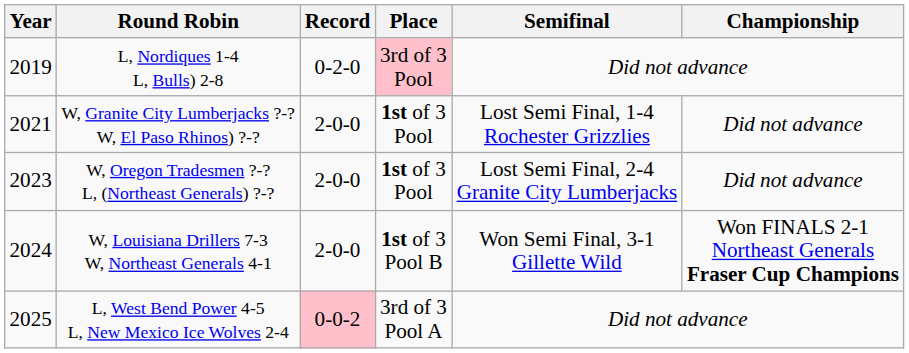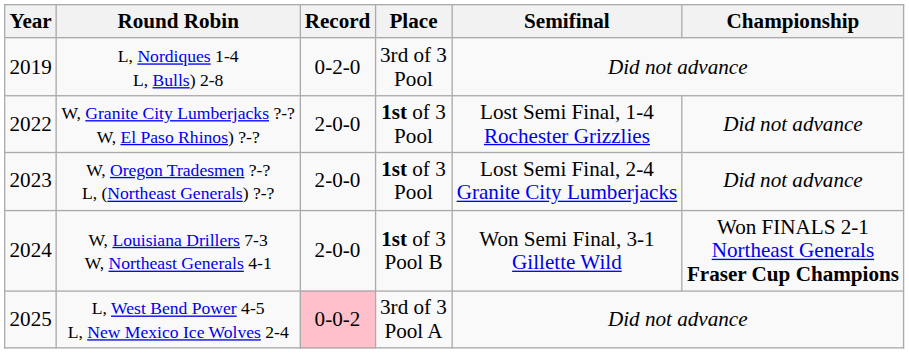(413, 66) pink background -> (413, 66) no background
(31, 123) 2021 -> (31, 123) 2022
